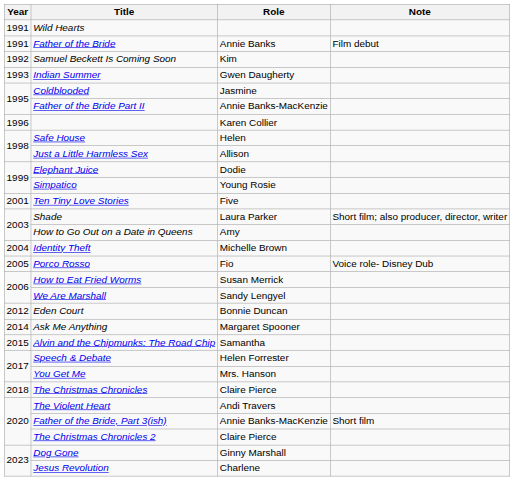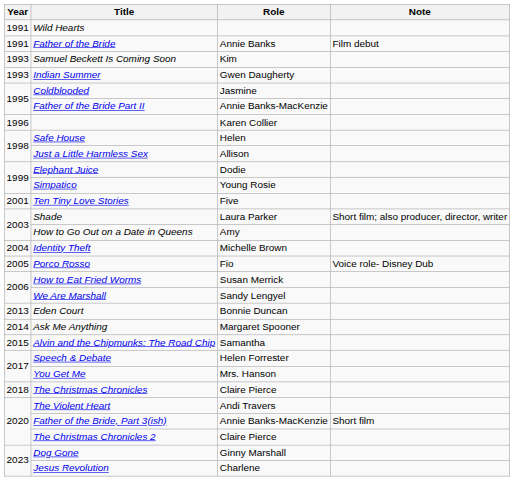(18, 59) 1992 -> (18, 59) 1993
(18, 311) 2012 -> (18, 311) 2013
